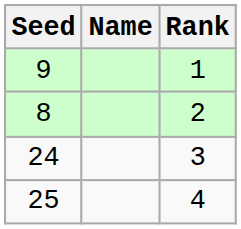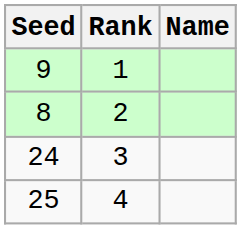columns swapped: (121, 27) <-> (198, 27)
